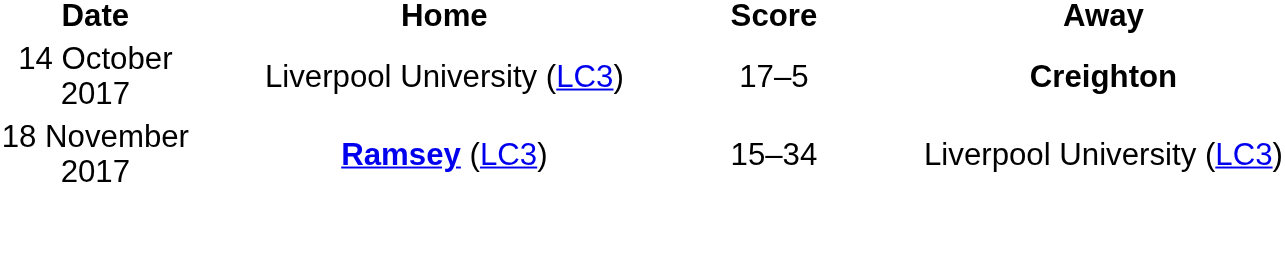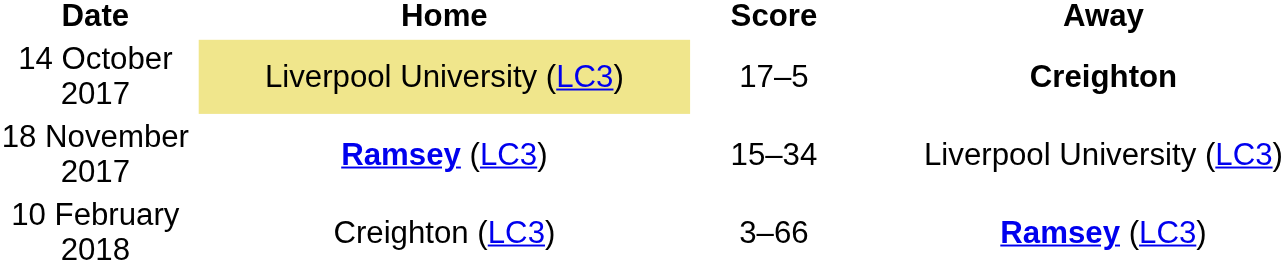(444, 76) no background -> (444, 76) khaki background
+ row: (95, 232)
